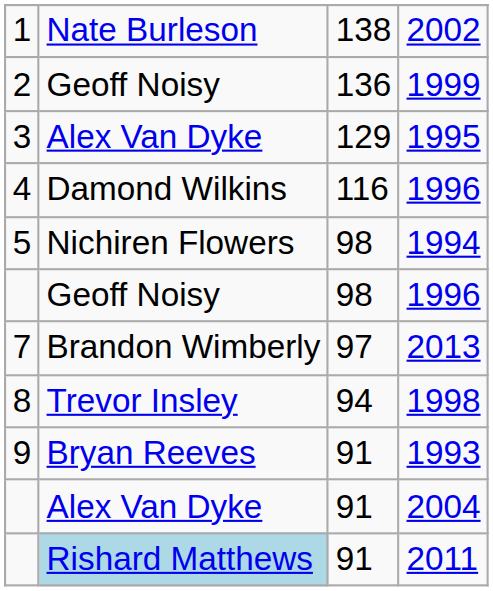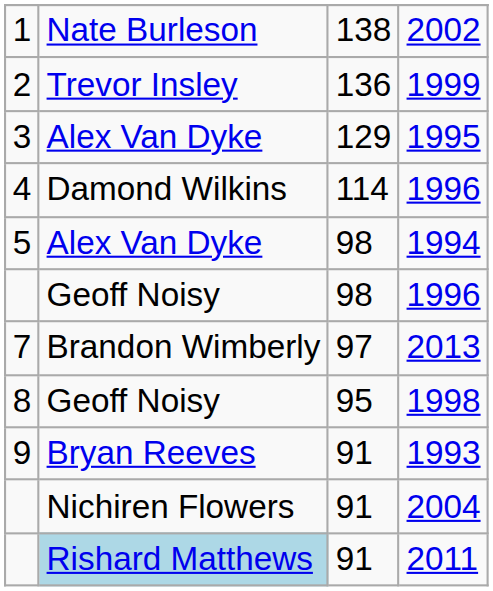(133, 83) Geoff Noisy -> (142, 83) Trevor Insley
(362, 189) 116 -> (362, 189) 114
(170, 242) Nichiren Flowers -> (154, 242) Alex Van Dyke
(142, 400) Trevor Insley -> (133, 400) Geoff Noisy
(354, 400) 94 -> (354, 400) 95
(154, 505) Alex Van Dyke -> (170, 505) Nichiren Flowers
